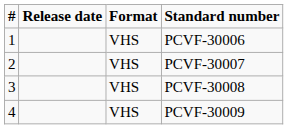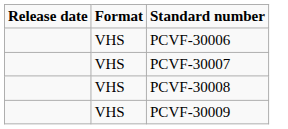- column: (12, 16)
